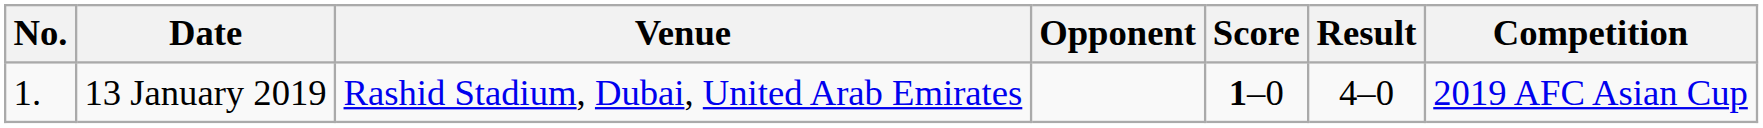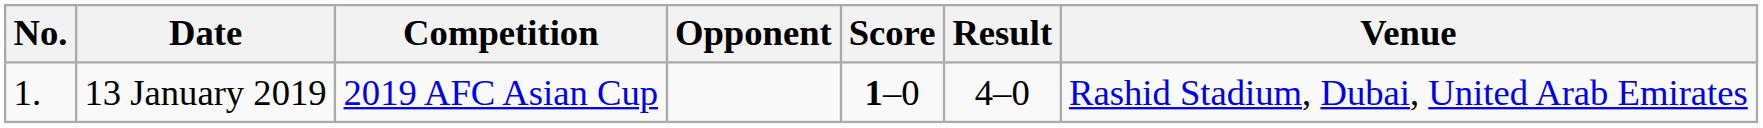columns swapped: (683, 33) <-> (1591, 33)
